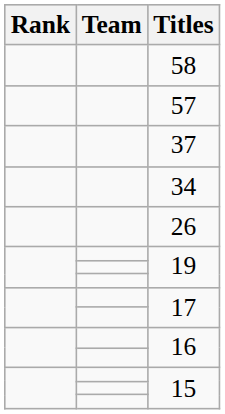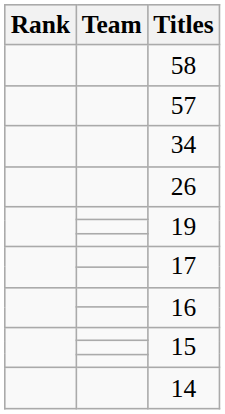- row: (40, 146)
+ row: (40, 388)
